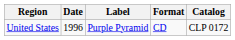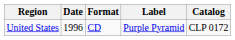columns swapped: (118, 12) <-> (169, 12)
